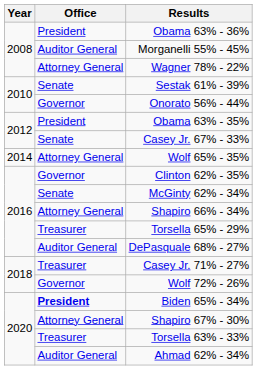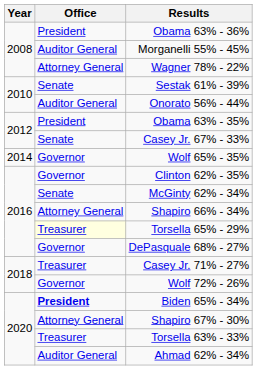(61, 103) Governor -> (77, 103) Auditor General
(80, 157) Attorney General -> (61, 157) Governor
(62, 229) no background -> (62, 229) lightyellow background
(77, 247) Auditor General -> (61, 247) Governor
